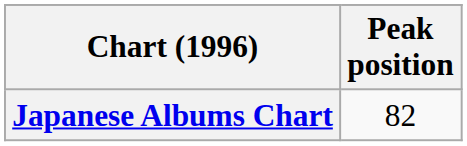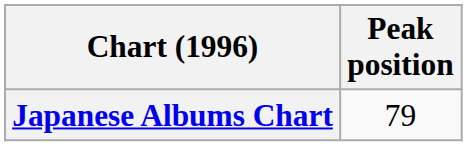(400, 114) 82 -> (400, 114) 79
